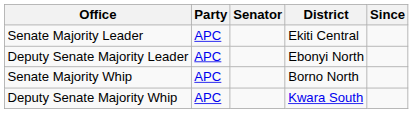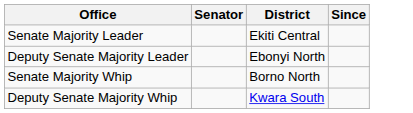- column: (211, 14)
